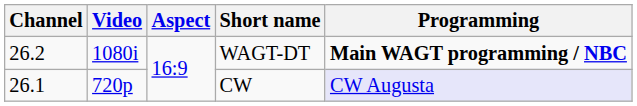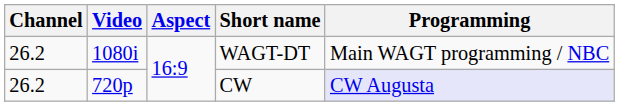(478, 52) bold -> (470, 52) normal
(27, 85) 26.1 -> (27, 85) 26.2
